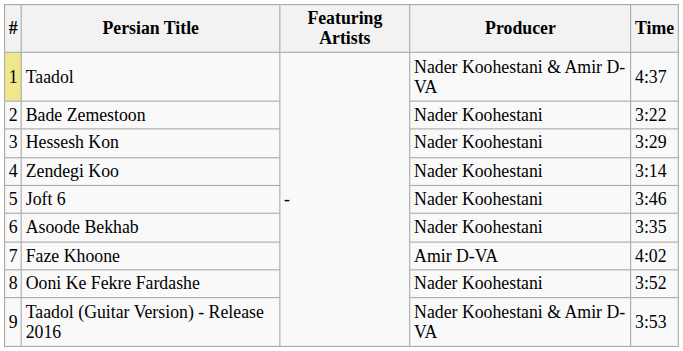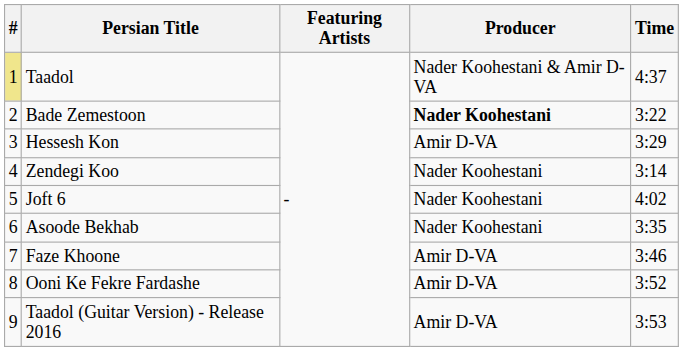(478, 114) normal -> (482, 114) bold
(478, 143) Nader Koohestani -> (456, 143) Amir D-VA
(651, 199) 3:46 -> (651, 199) 4:02
(651, 255) 4:02 -> (651, 255) 3:46
(478, 283) Nader Koohestani -> (456, 283) Amir D-VA
(520, 322) Nader Koohestani & Amir D-VA -> (456, 322) Amir D-VA
